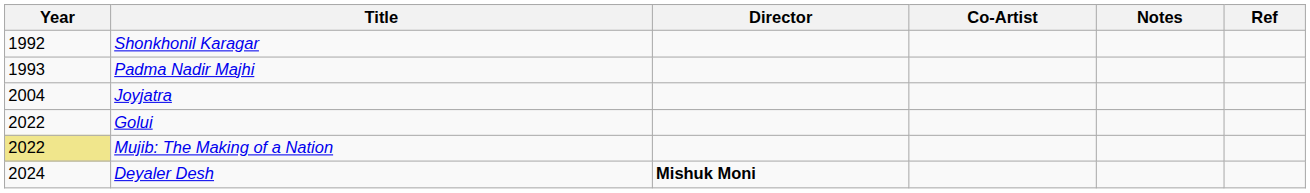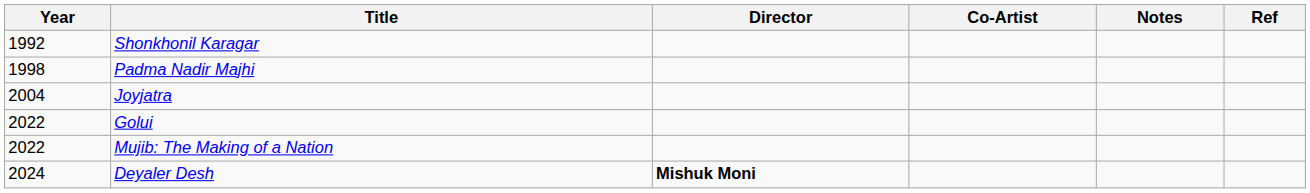(27, 69) 1993 -> (27, 69) 1998
(27, 148) khaki background -> (27, 148) no background
